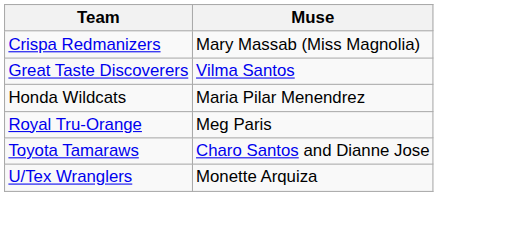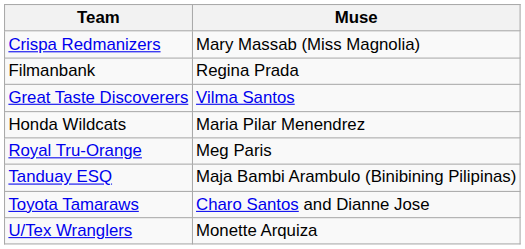+ row: (52, 71)
+ row: (60, 177)
